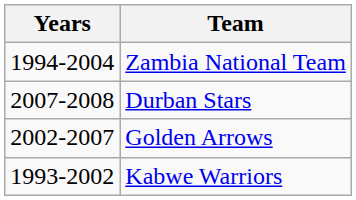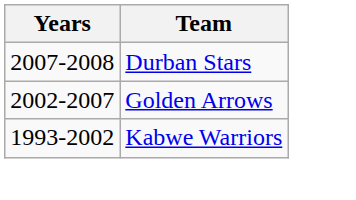- row: (236, 61)
